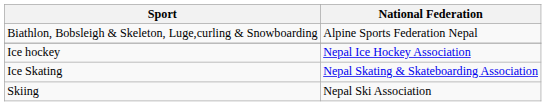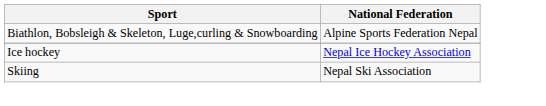- row: (35, 71)
